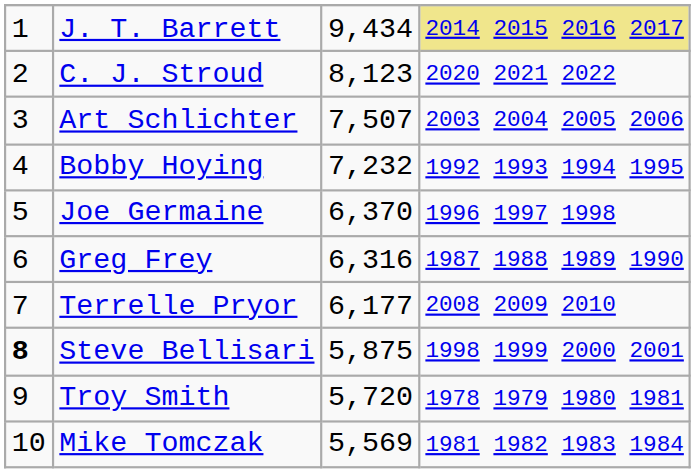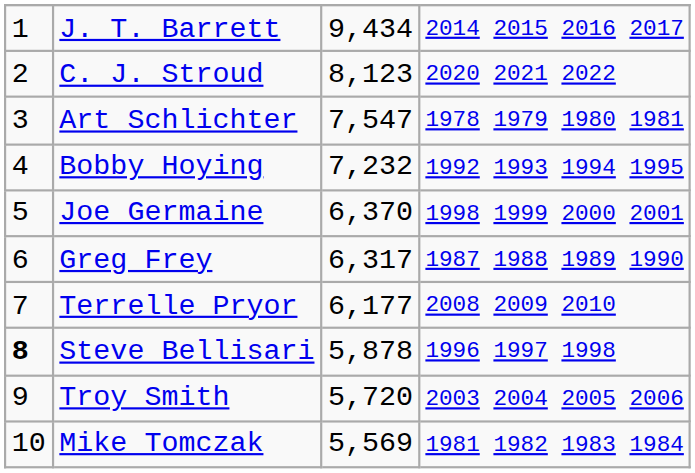(555, 28) khaki background -> (555, 28) no background
(370, 121) 7,507 -> (370, 121) 7,547
(555, 121) 2003 2004 2005 2006 -> (555, 121) 1978 1979 1980 1981
(521, 213) 1996 1997 1998 -> (555, 213) 1998 1999 2000 2001
(370, 259) 6,316 -> (370, 259) 6,317
(370, 352) 5,875 -> (370, 352) 5,878
(555, 352) 1998 1999 2000 2001 -> (521, 352) 1996 1997 1998
(555, 398) 1978 1979 1980 1981 -> (555, 398) 2003 2004 2005 2006
